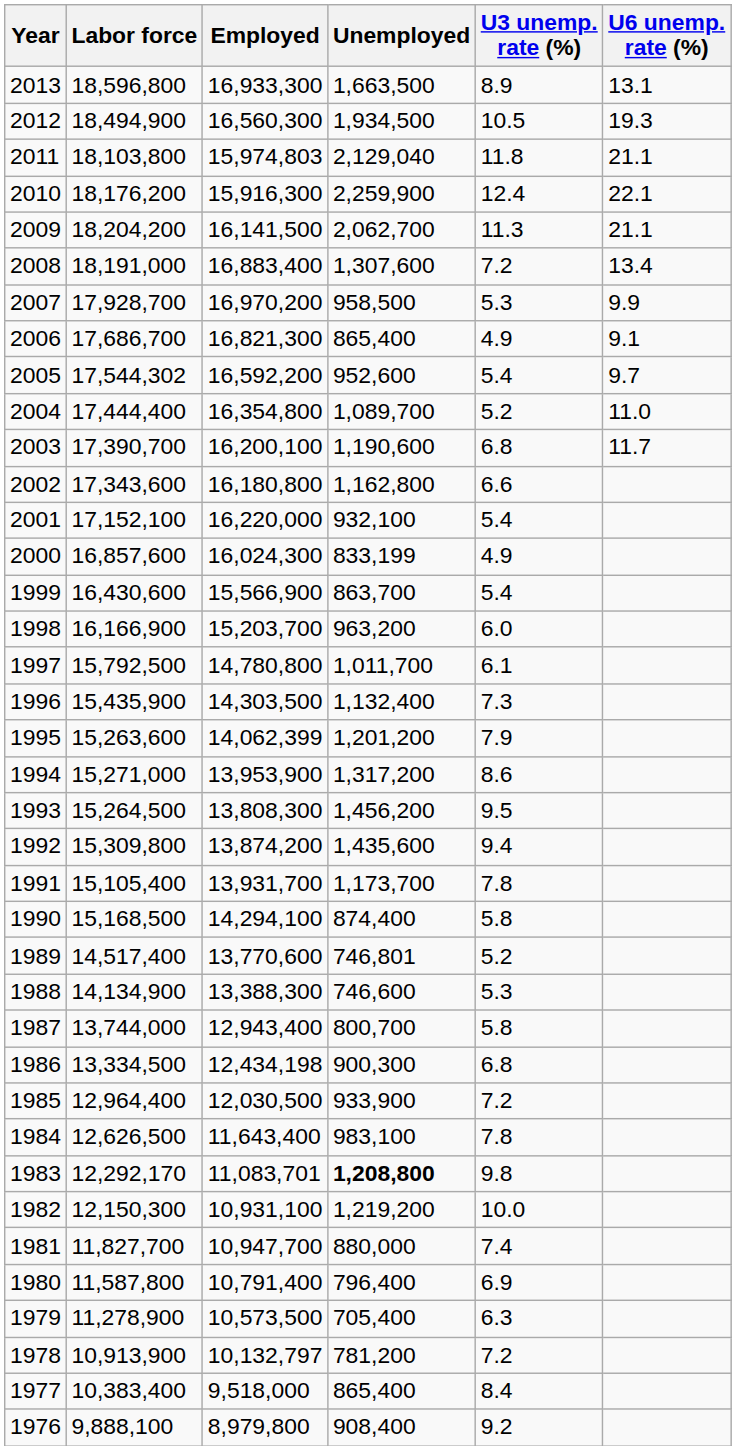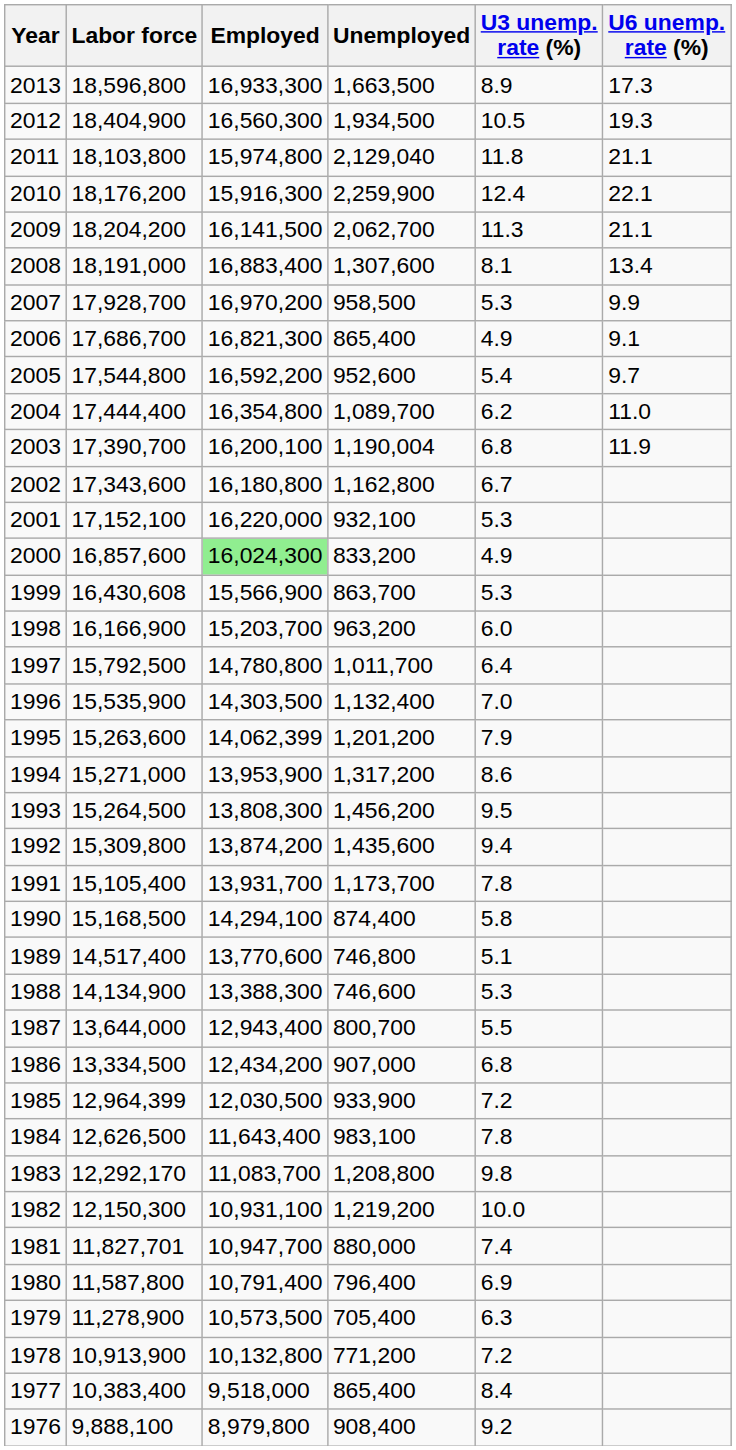(631, 84) 13.1 -> (631, 84) 17.3
(129, 120) 18,494,900 -> (129, 120) 18,404,900
(265, 157) 15,974,803 -> (265, 157) 15,974,800
(497, 266) 7.2 -> (497, 266) 8.1
(129, 374) 17,544,302 -> (129, 374) 17,544,800
(497, 411) 5.2 -> (497, 411) 6.2
(384, 447) 1,190,600 -> (384, 447) 1,190,004
(630, 447) 11.7 -> (630, 447) 11.9
(497, 483) 6.6 -> (497, 483) 6.7
(497, 520) 5.4 -> (497, 520) 5.3
(265, 556) no background -> (265, 556) lightgreen background
(374, 556) 833,199 -> (374, 556) 833,200
(129, 592) 16,430,600 -> (129, 592) 16,430,608
(497, 592) 5.4 -> (497, 592) 5.3
(497, 665) 6.1 -> (497, 665) 6.4
(129, 701) 15,435,900 -> (129, 701) 15,535,900
(497, 701) 7.3 -> (497, 701) 7.0
(374, 955) 746,801 -> (374, 955) 746,800
(497, 955) 5.2 -> (497, 955) 5.1
(129, 1028) 13,744,000 -> (129, 1028) 13,644,000
(497, 1028) 5.8 -> (497, 1028) 5.5
(265, 1064) 12,434,198 -> (265, 1064) 12,434,200
(374, 1064) 900,300 -> (374, 1064) 907,000
(129, 1100) 12,964,400 -> (129, 1100) 12,964,399
(264, 1173) 11,083,701 -> (264, 1173) 11,083,700
(384, 1173) bold -> (384, 1173) normal
(128, 1245) 11,827,700 -> (128, 1245) 11,827,701
(265, 1354) 10,132,797 -> (265, 1354) 10,132,800
(374, 1354) 781,200 -> (374, 1354) 771,200
